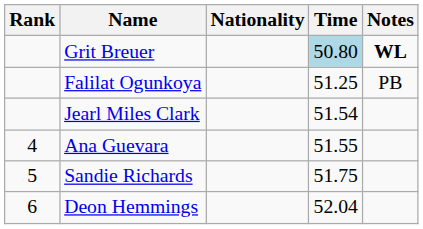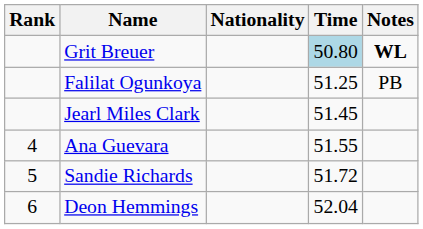(336, 113) 51.54 -> (336, 113) 51.45
(336, 176) 51.75 -> (336, 176) 51.72
